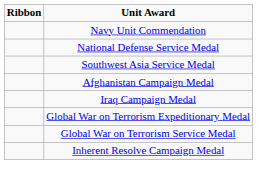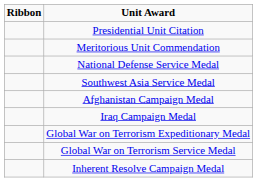+ row: (148, 30)
- row: (148, 30)
+ row: (148, 47)
